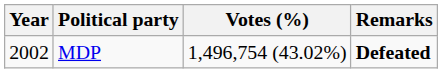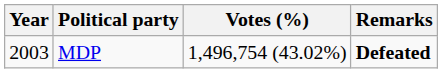(29, 51) 2002 -> (29, 51) 2003
